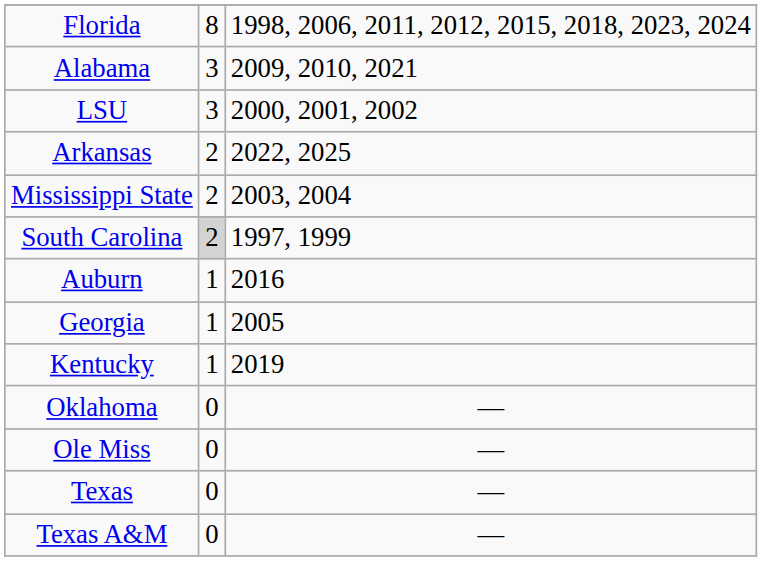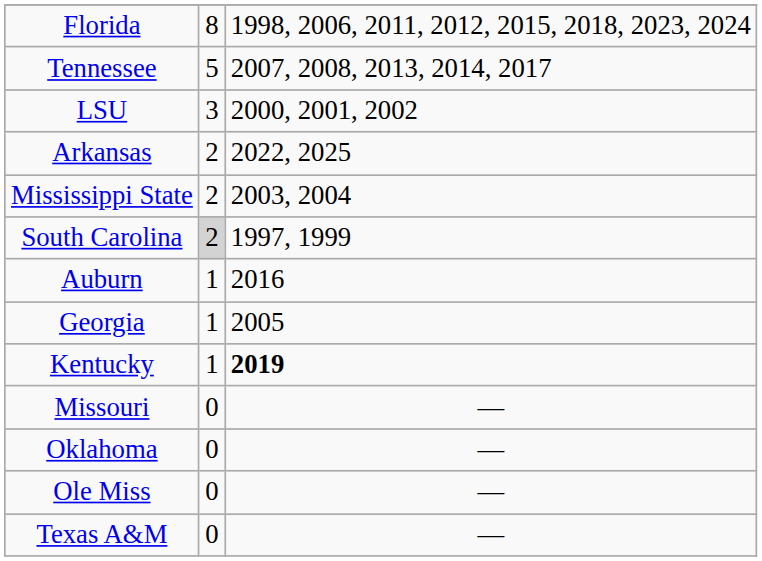+ row: (102, 68)
- row: (102, 68)
(258, 364) normal -> (258, 364) bold
+ row: (102, 407)
- row: (102, 491)
